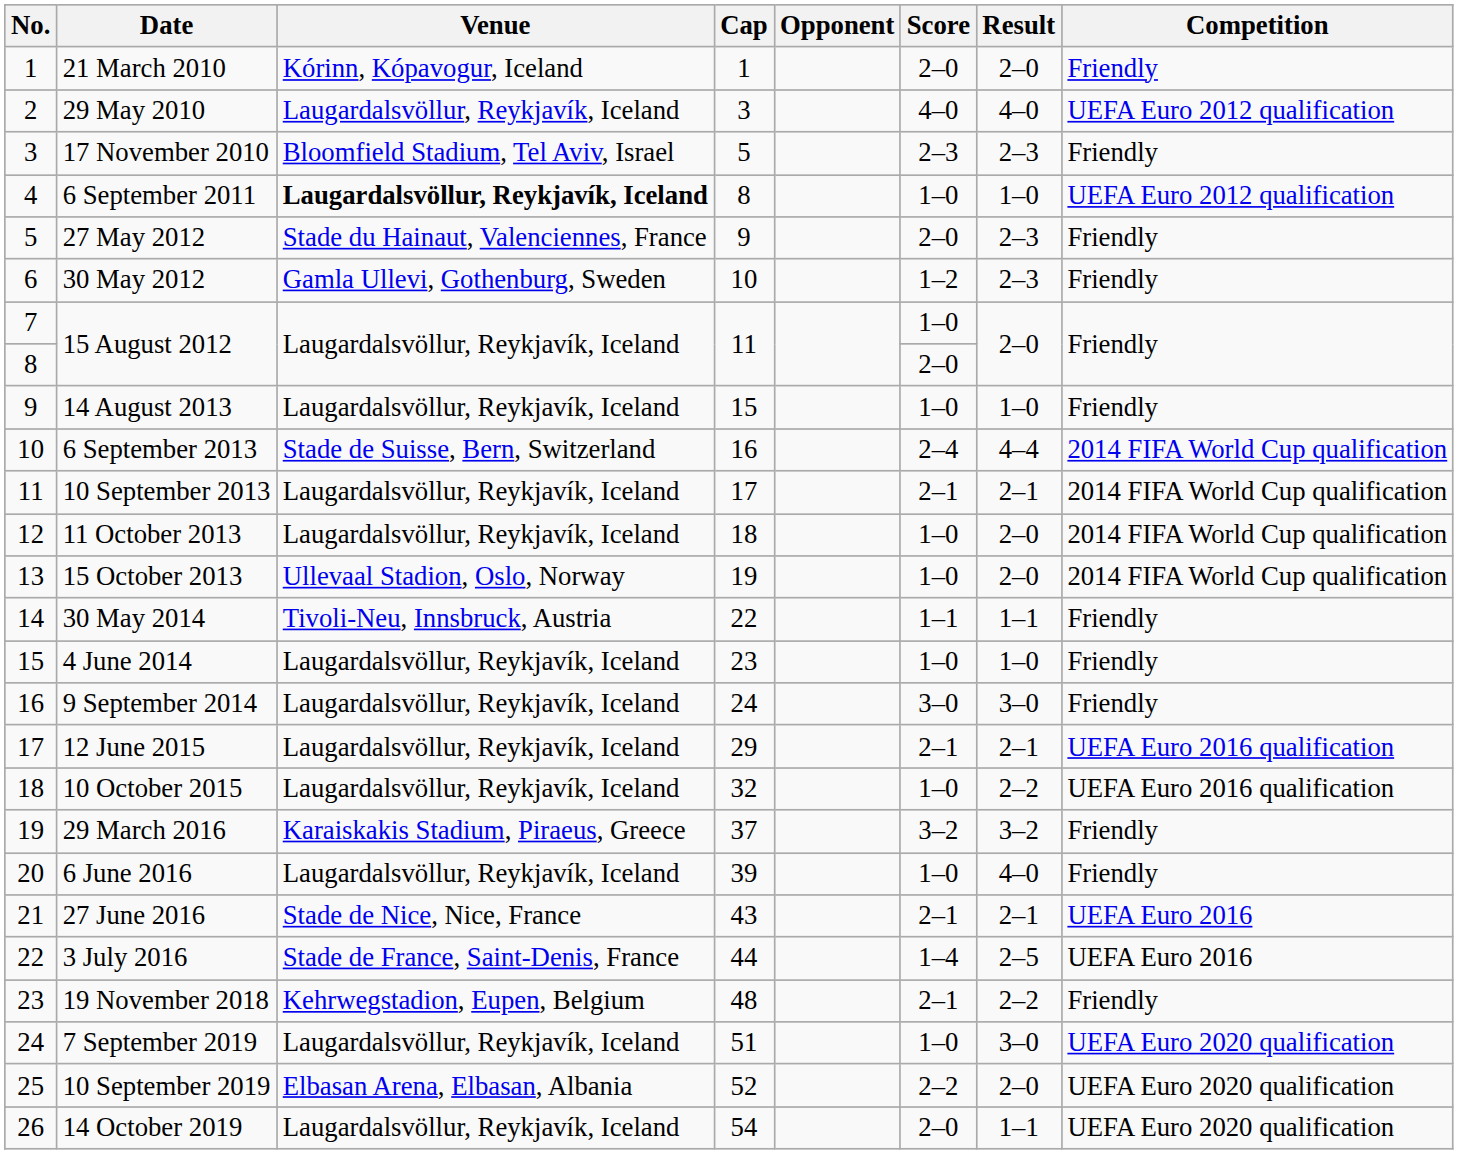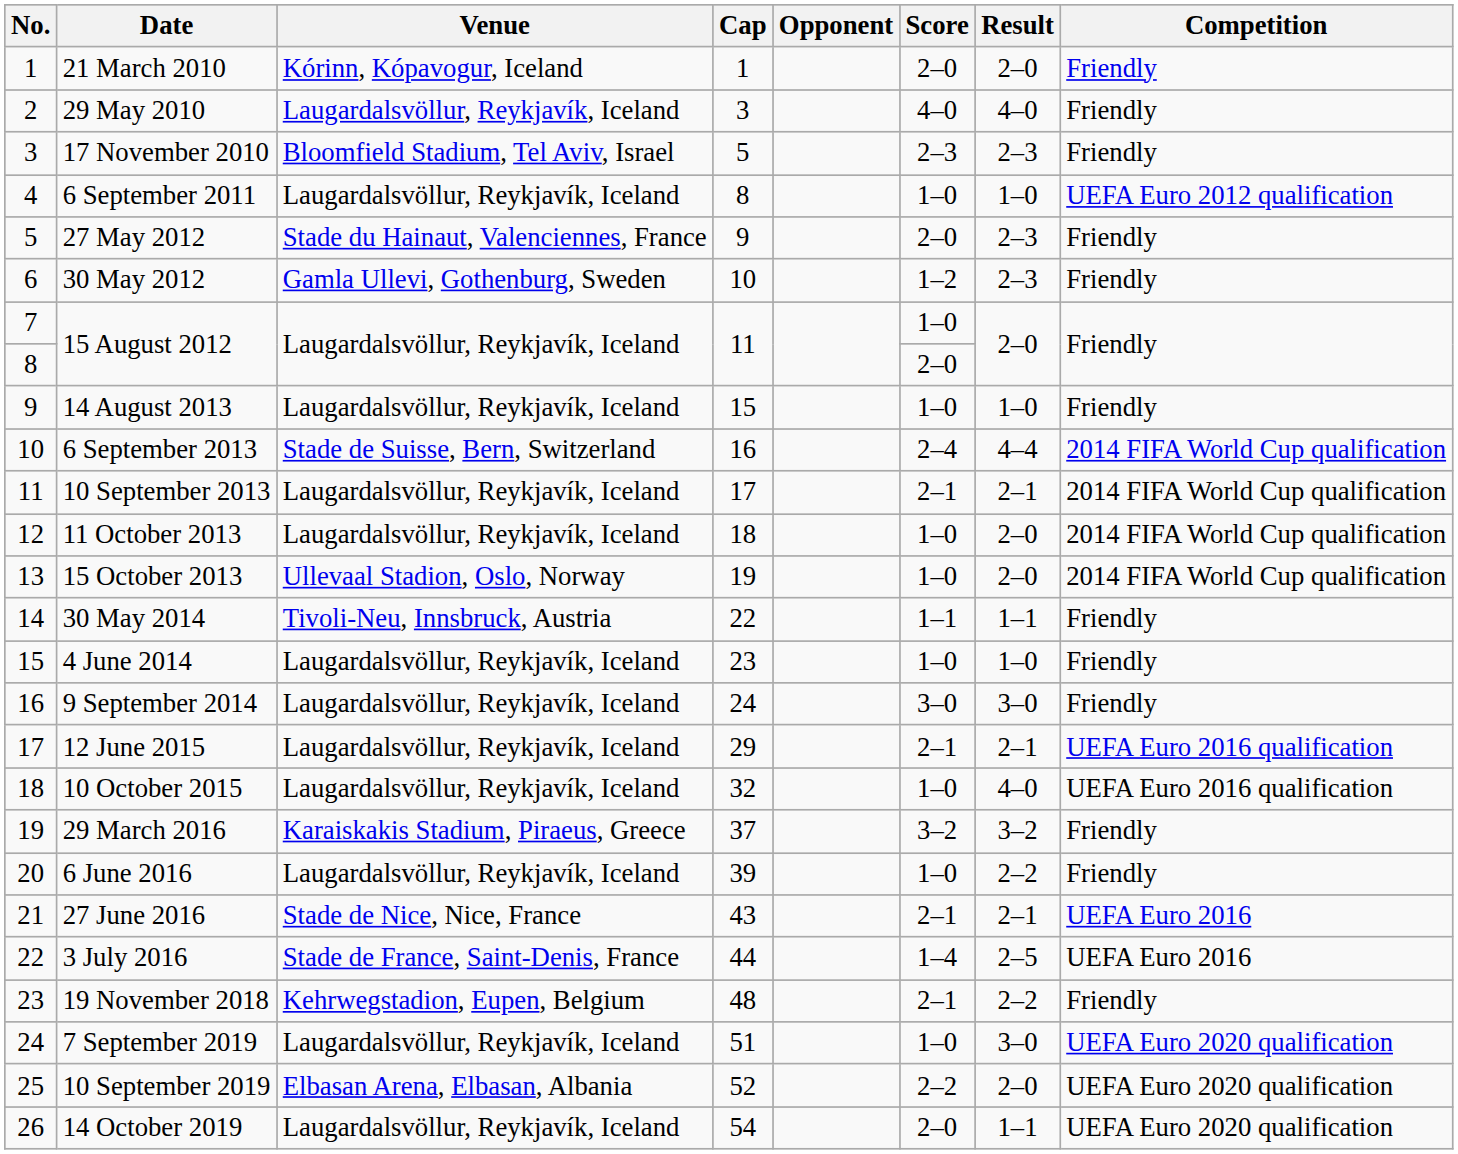(1231, 110) UEFA Euro 2012 qualification -> (1111, 110) Friendly
(495, 195) bold -> (481, 195) normal
(1019, 788) 2–2 -> (1018, 788) 4–0
(1019, 873) 4–0 -> (1018, 873) 2–2
